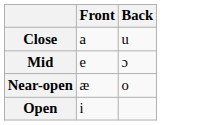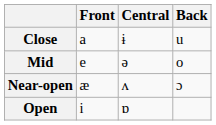+ column: (145, 16)
(125, 62) ɔ -> (180, 62) o
(125, 85) o -> (179, 85) ɔ
